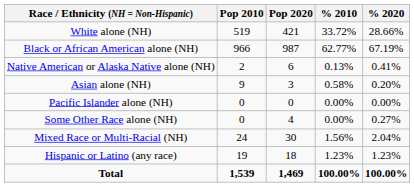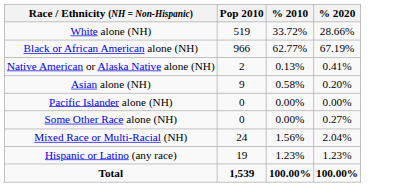- column: (291, 13)
